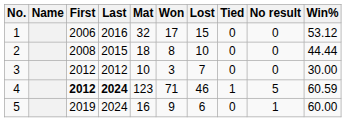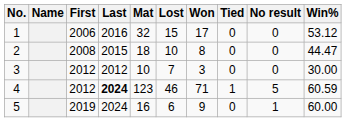columns swapped: (172, 13) <-> (202, 13)
(323, 51) 44.44 -> (323, 51) 44.47
(83, 88) bold -> (83, 88) normal
